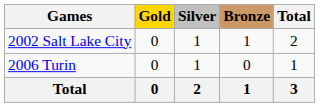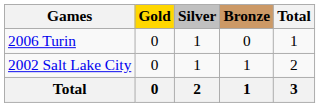rows swapped: (70, 41) <-> (42, 65)
